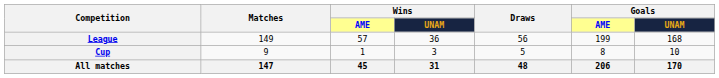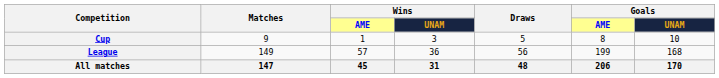rows swapped: (103, 39) <-> (103, 53)
